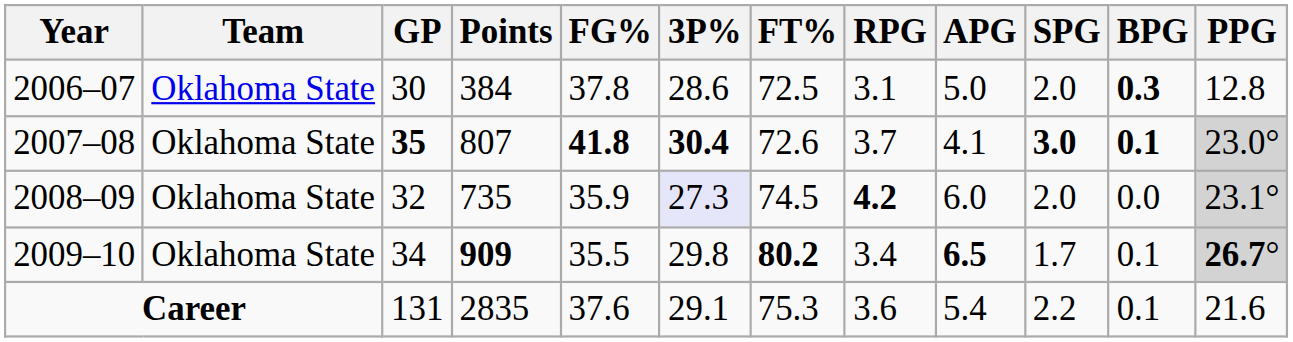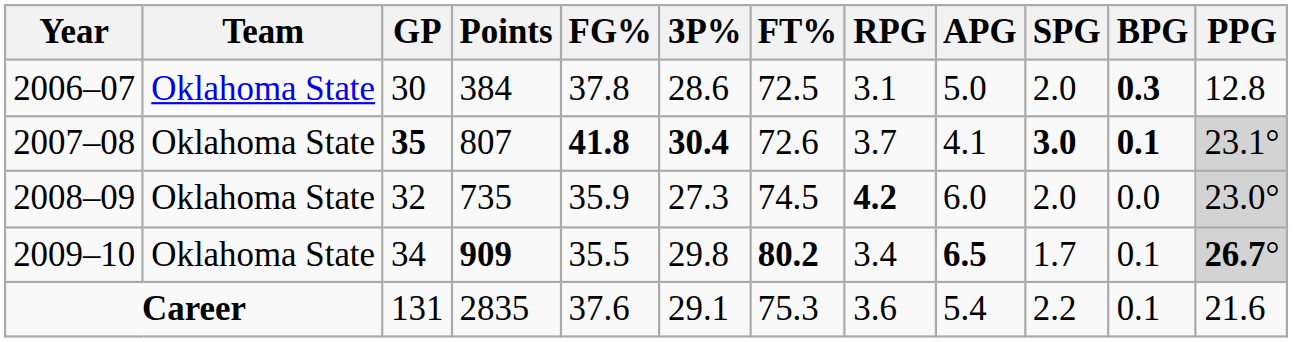(1242, 142) 23.0° -> (1242, 142) 23.1°
(699, 198) lavender background -> (699, 198) no background
(1242, 198) 23.1° -> (1242, 198) 23.0°
